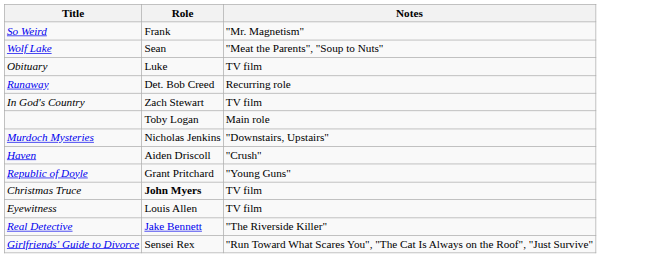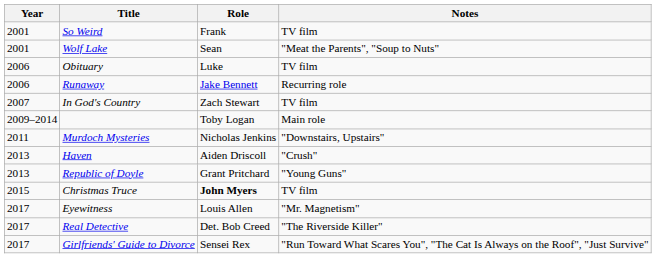+ column: (32, 13)
(265, 31) "Mr. Magnetism" -> (299, 31) TV film
(179, 84) Det. Bob Creed -> (229, 84) Jake Bennett
(244, 208) TV film -> (320, 208) "Mr. Magnetism"
(173, 226) Jake Bennett -> (235, 226) Det. Bob Creed
